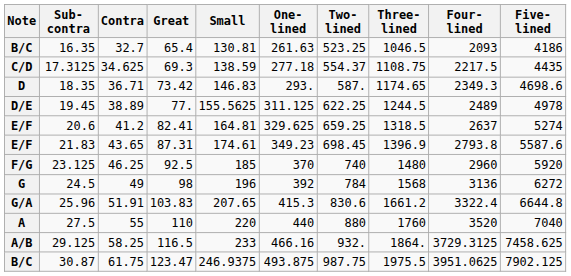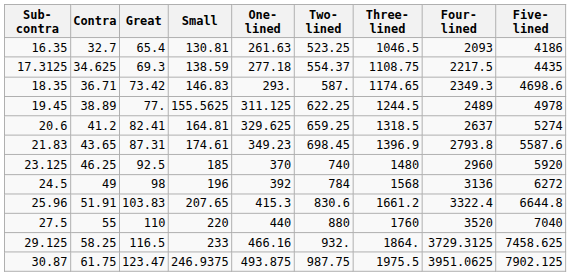- column: (22, 21)
